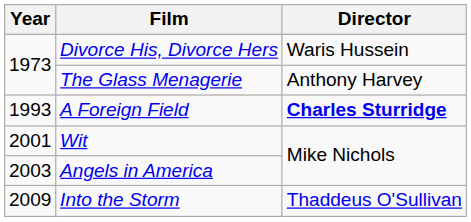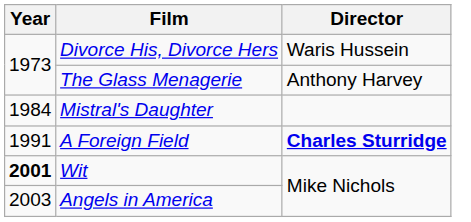+ row: (137, 110)
(30, 110) 1993 -> (30, 140) 1991
(30, 140) normal -> (30, 170) bold
- row: (120, 200)
